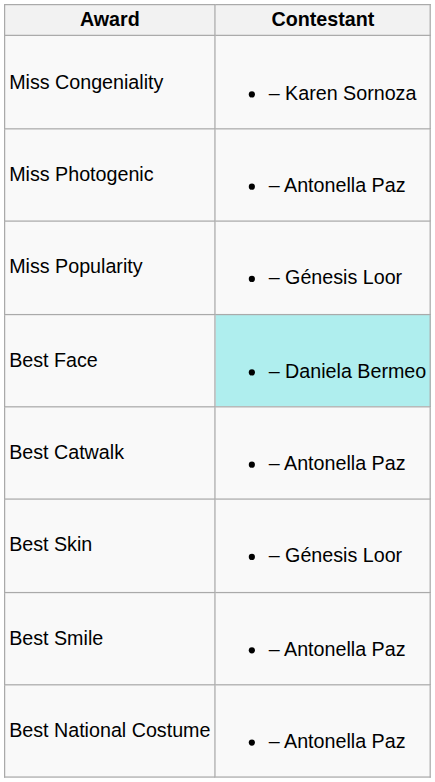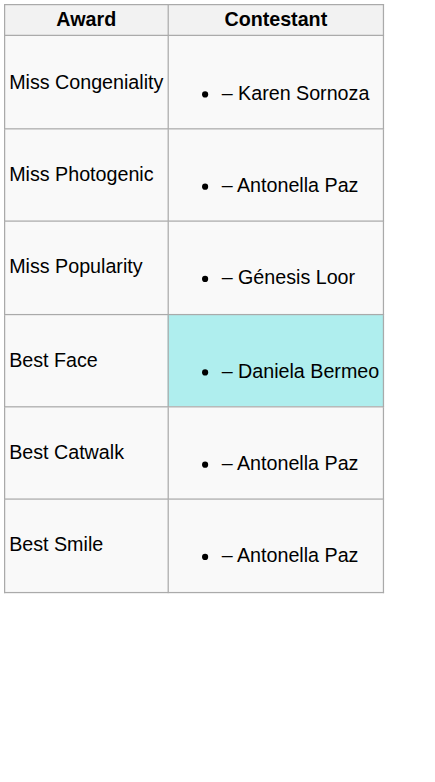- row: (51, 545)
- row: (110, 731)
